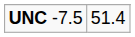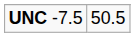(108, 18) 51.4 -> (108, 18) 50.5
